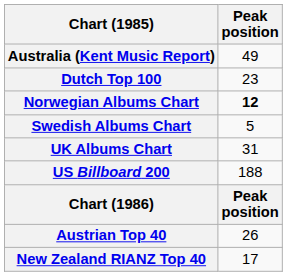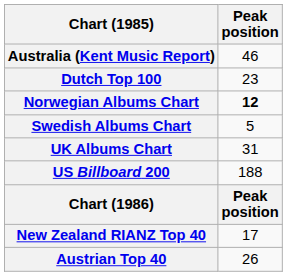(250, 56) 49 -> (250, 56) 46
rows swapped: (111, 236) <-> (111, 259)
